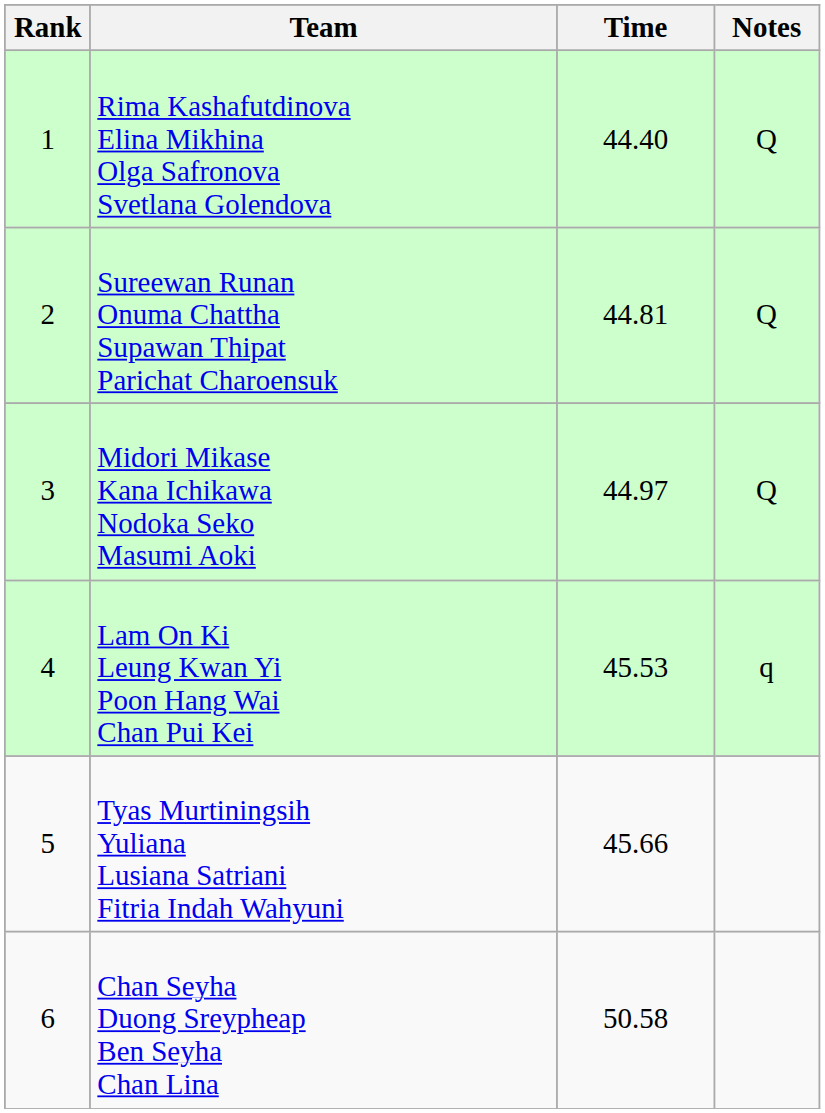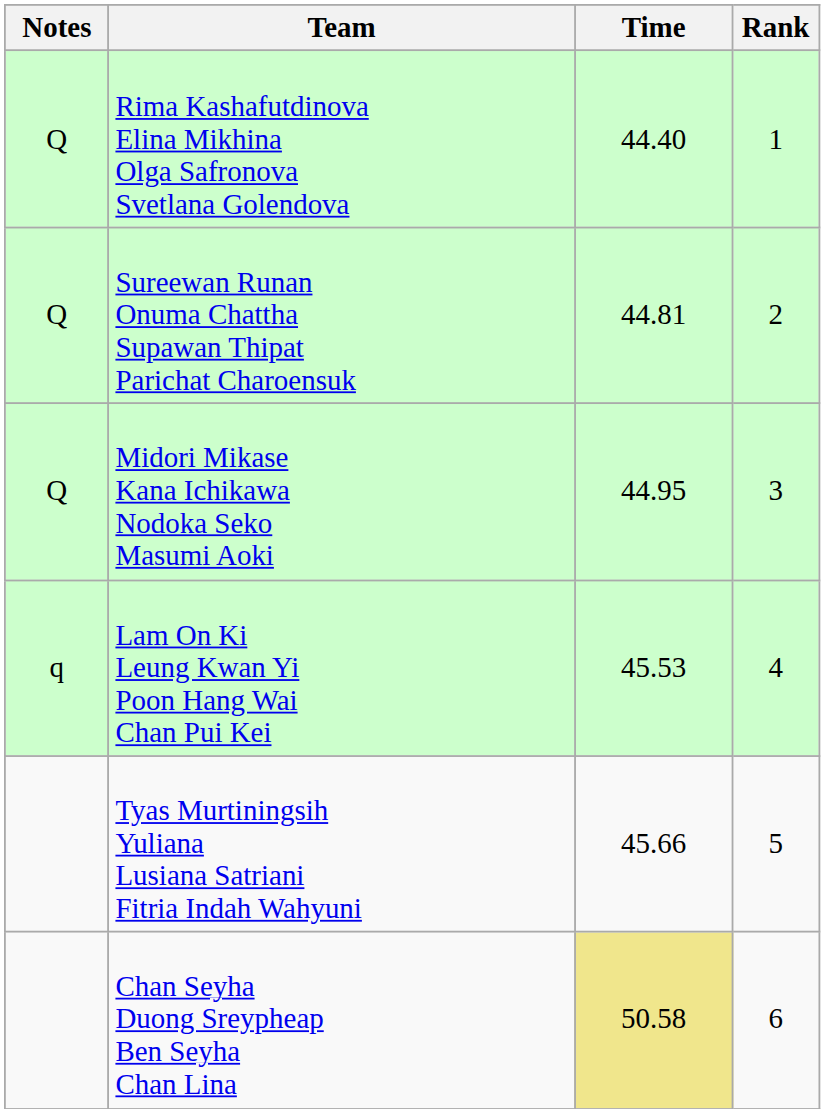columns swapped: (48, 27) <-> (767, 27)
(636, 491) 44.97 -> (654, 491) 44.95
(636, 1019) no background -> (654, 1019) khaki background
